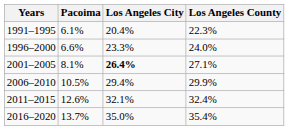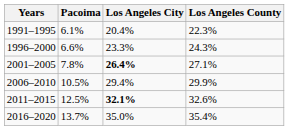(203, 47) 24.0% -> (203, 47) 24.3%
(72, 64) 8.1% -> (72, 64) 7.8%
(75, 99) 12.6% -> (75, 99) 12.5%
(120, 99) normal -> (121, 99) bold
(203, 99) 32.4% -> (203, 99) 32.6%
